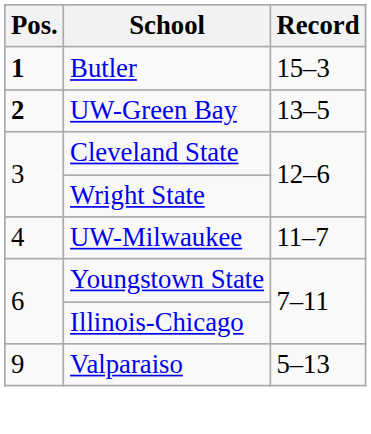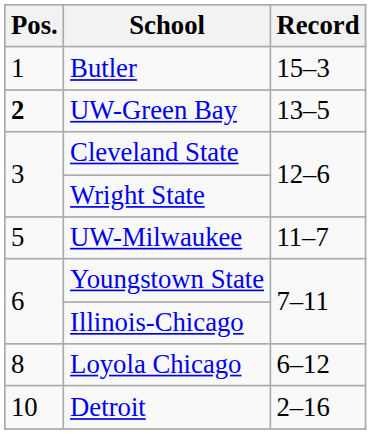(18, 68) bold -> (18, 68) normal
(18, 237) 4 -> (18, 237) 5
+ row: (156, 364)
- row: (126, 364)
+ row: (108, 407)
